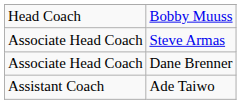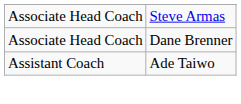- row: (191, 16)
